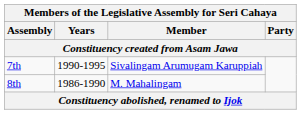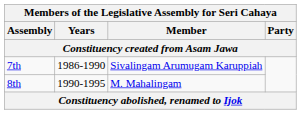(81, 65) 1990-1995 -> (81, 65) 1986-1990
(81, 83) 1986-1990 -> (81, 83) 1990-1995
